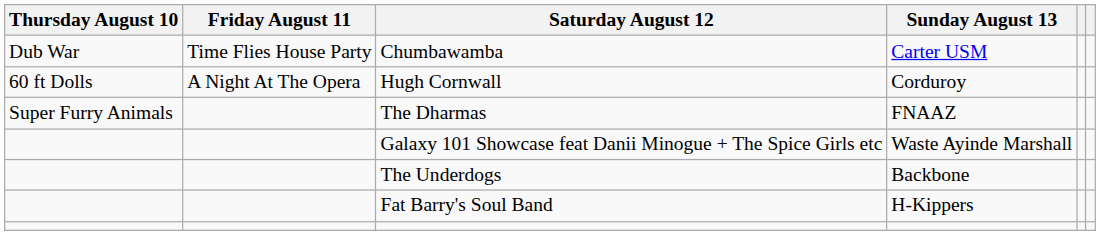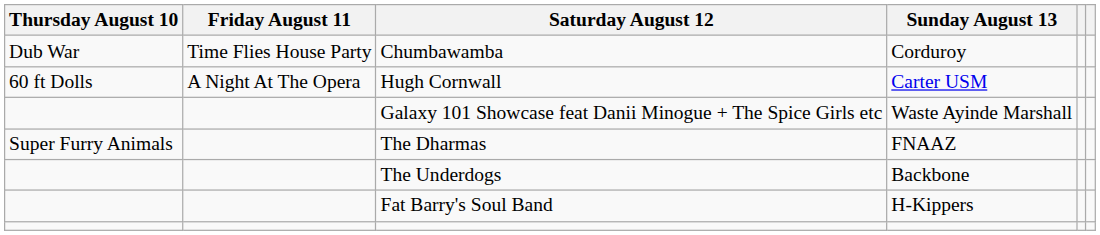(939, 50) Carter USM -> (929, 50) Corduroy
(929, 81) Corduroy -> (939, 81) Carter USM
rows swapped: (433, 112) <-> (631, 143)
